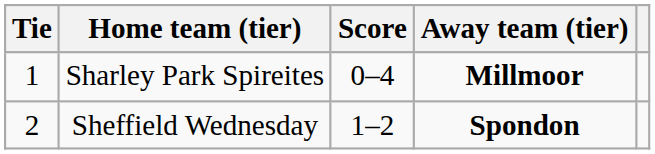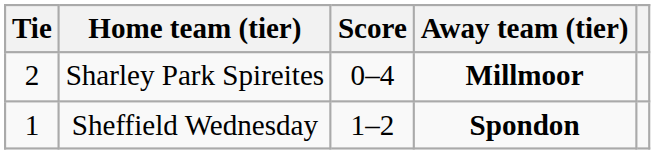(32, 76) 1 -> (32, 76) 2
(32, 124) 2 -> (32, 124) 1
